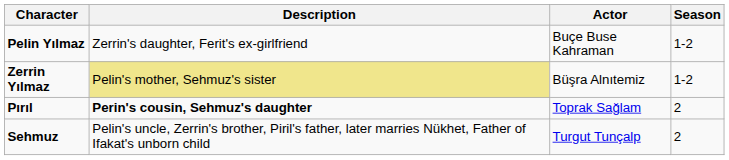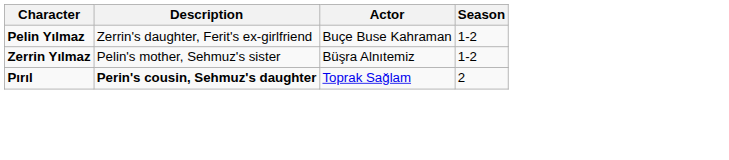(184, 79) khaki background -> (189, 57) no background
- row: (33, 136)
